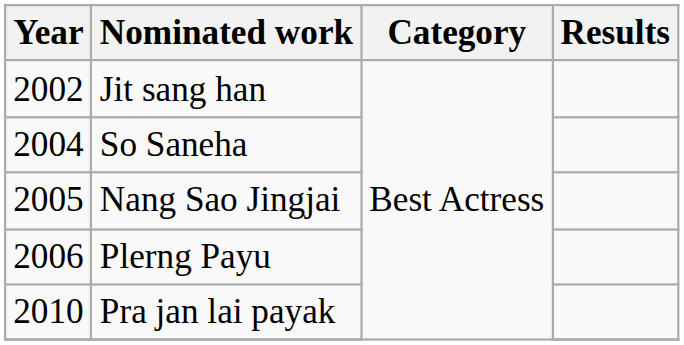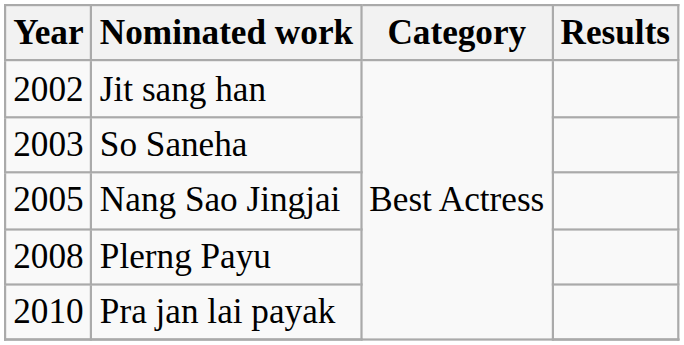(48, 144) 2004 -> (48, 144) 2003
(48, 255) 2006 -> (48, 255) 2008
